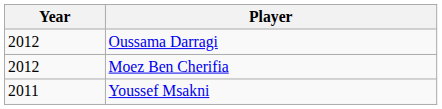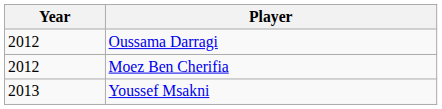(23, 91) 2011 -> (24, 91) 2013
